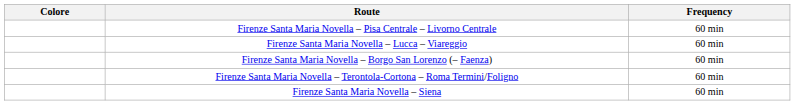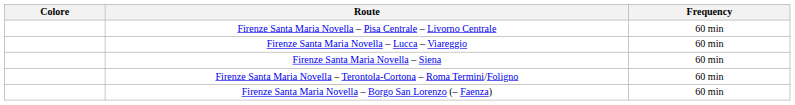rows swapped: (367, 92) <-> (367, 60)
